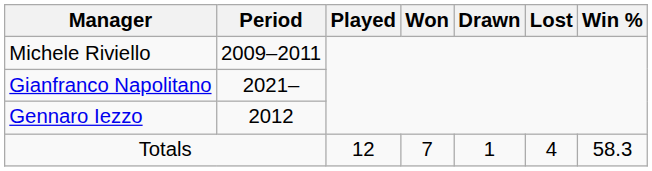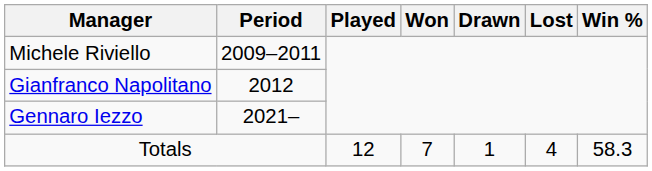(271, 85) 2021– -> (271, 85) 2012
(271, 117) 2012 -> (271, 117) 2021–
